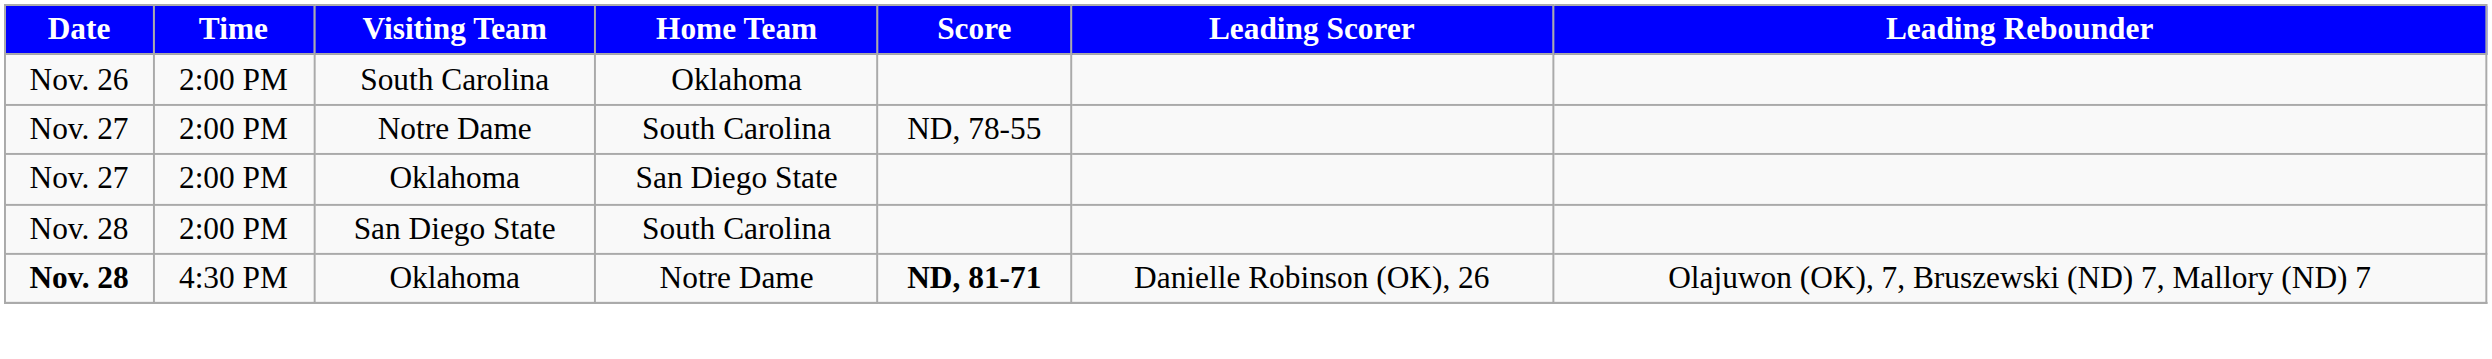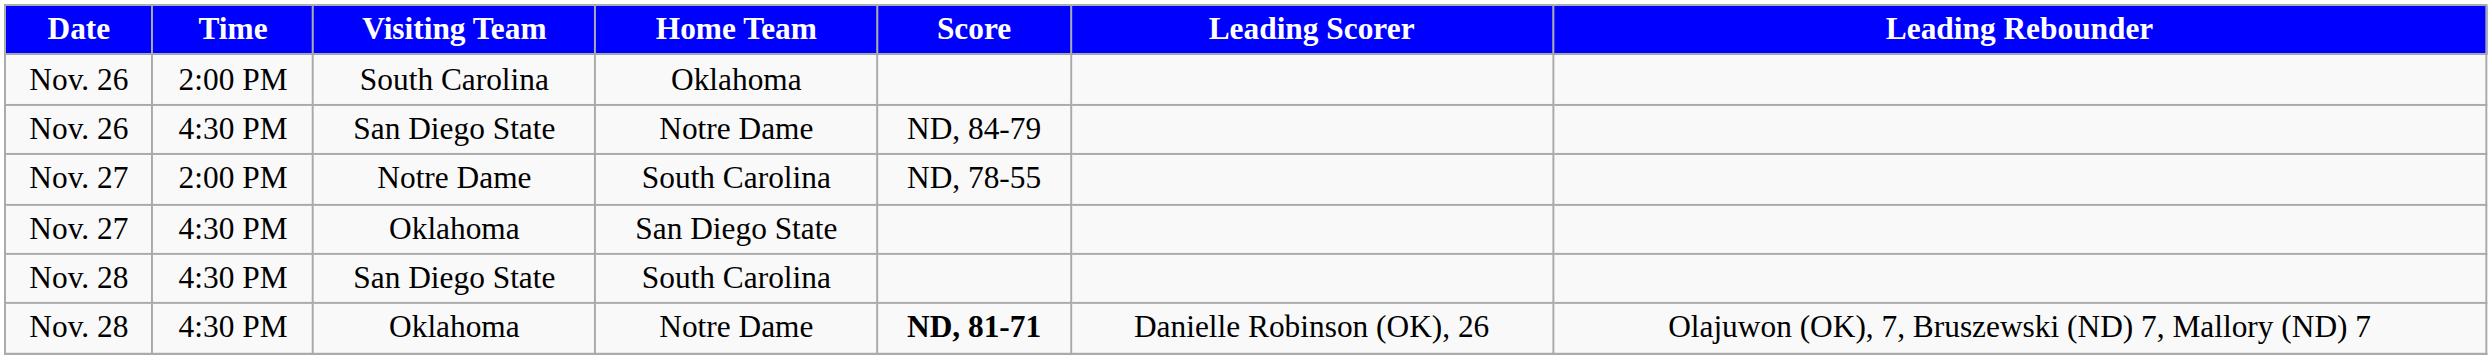+ row: (454, 128)
(233, 178) 2:00 PM -> (233, 228) 4:30 PM
(233, 228) 2:00 PM -> (233, 278) 4:30 PM
(79, 278) bold -> (79, 327) normal
